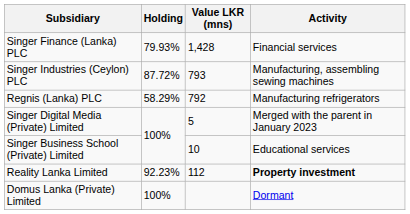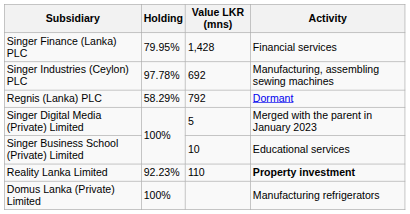(162, 47) 79.93% -> (162, 47) 79.95%
(162, 76) 87.72% -> (162, 76) 97.78%
(197, 76) 793 -> (197, 76) 692
(316, 98) Manufacturing refrigerators -> (273, 98) Dormant
(196, 172) 112 -> (196, 172) 110
(273, 195) Dormant -> (316, 195) Manufacturing refrigerators
